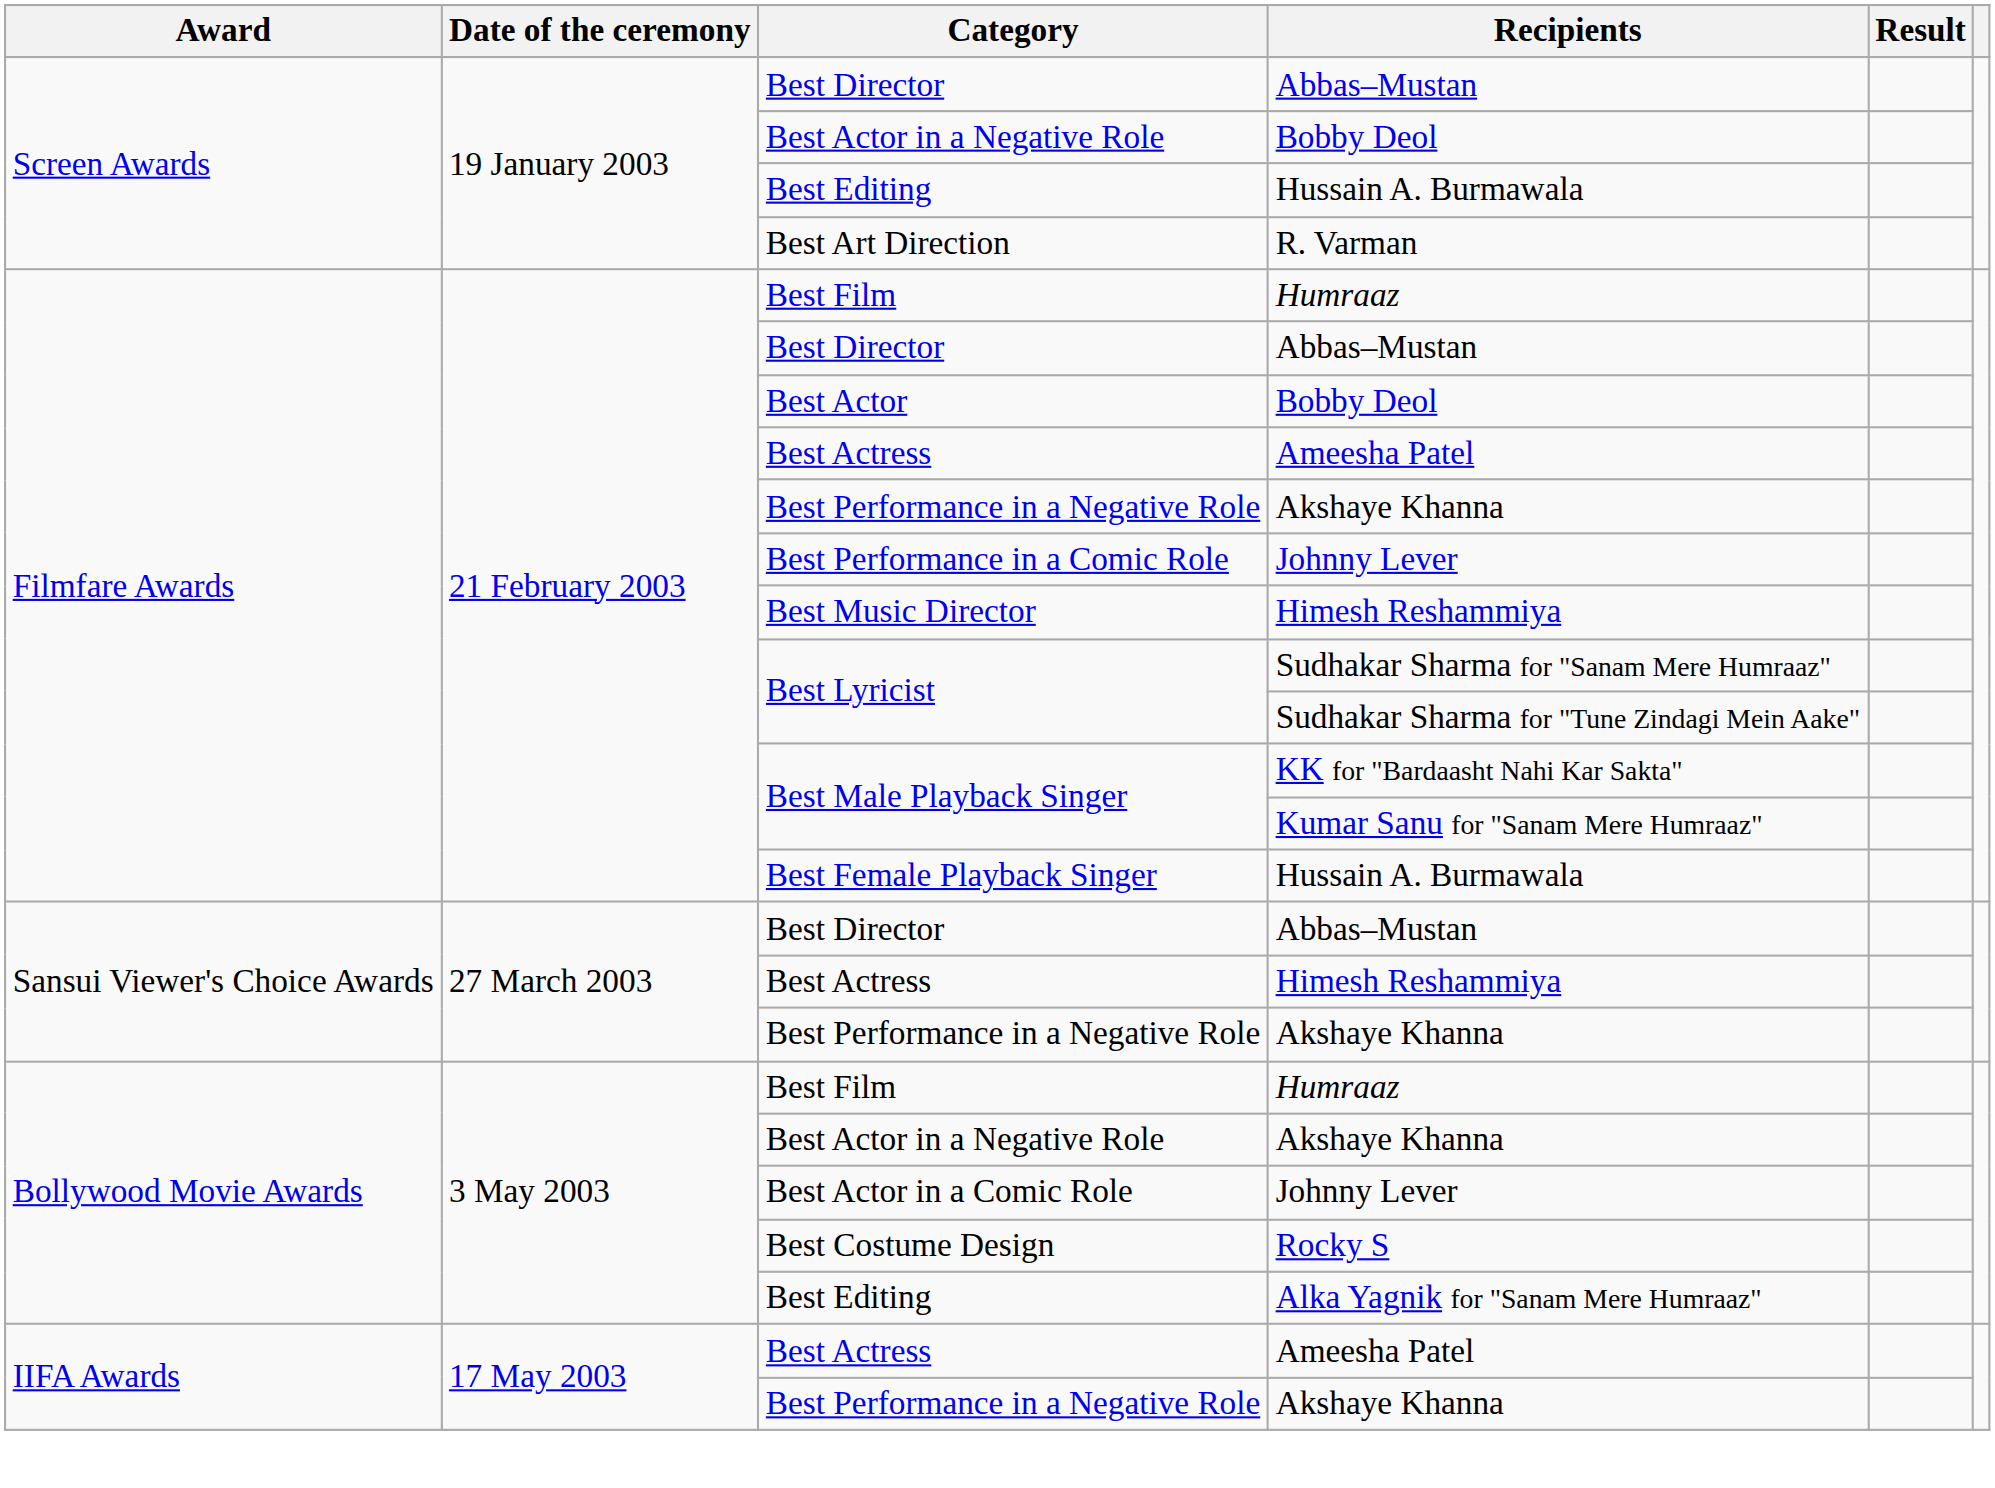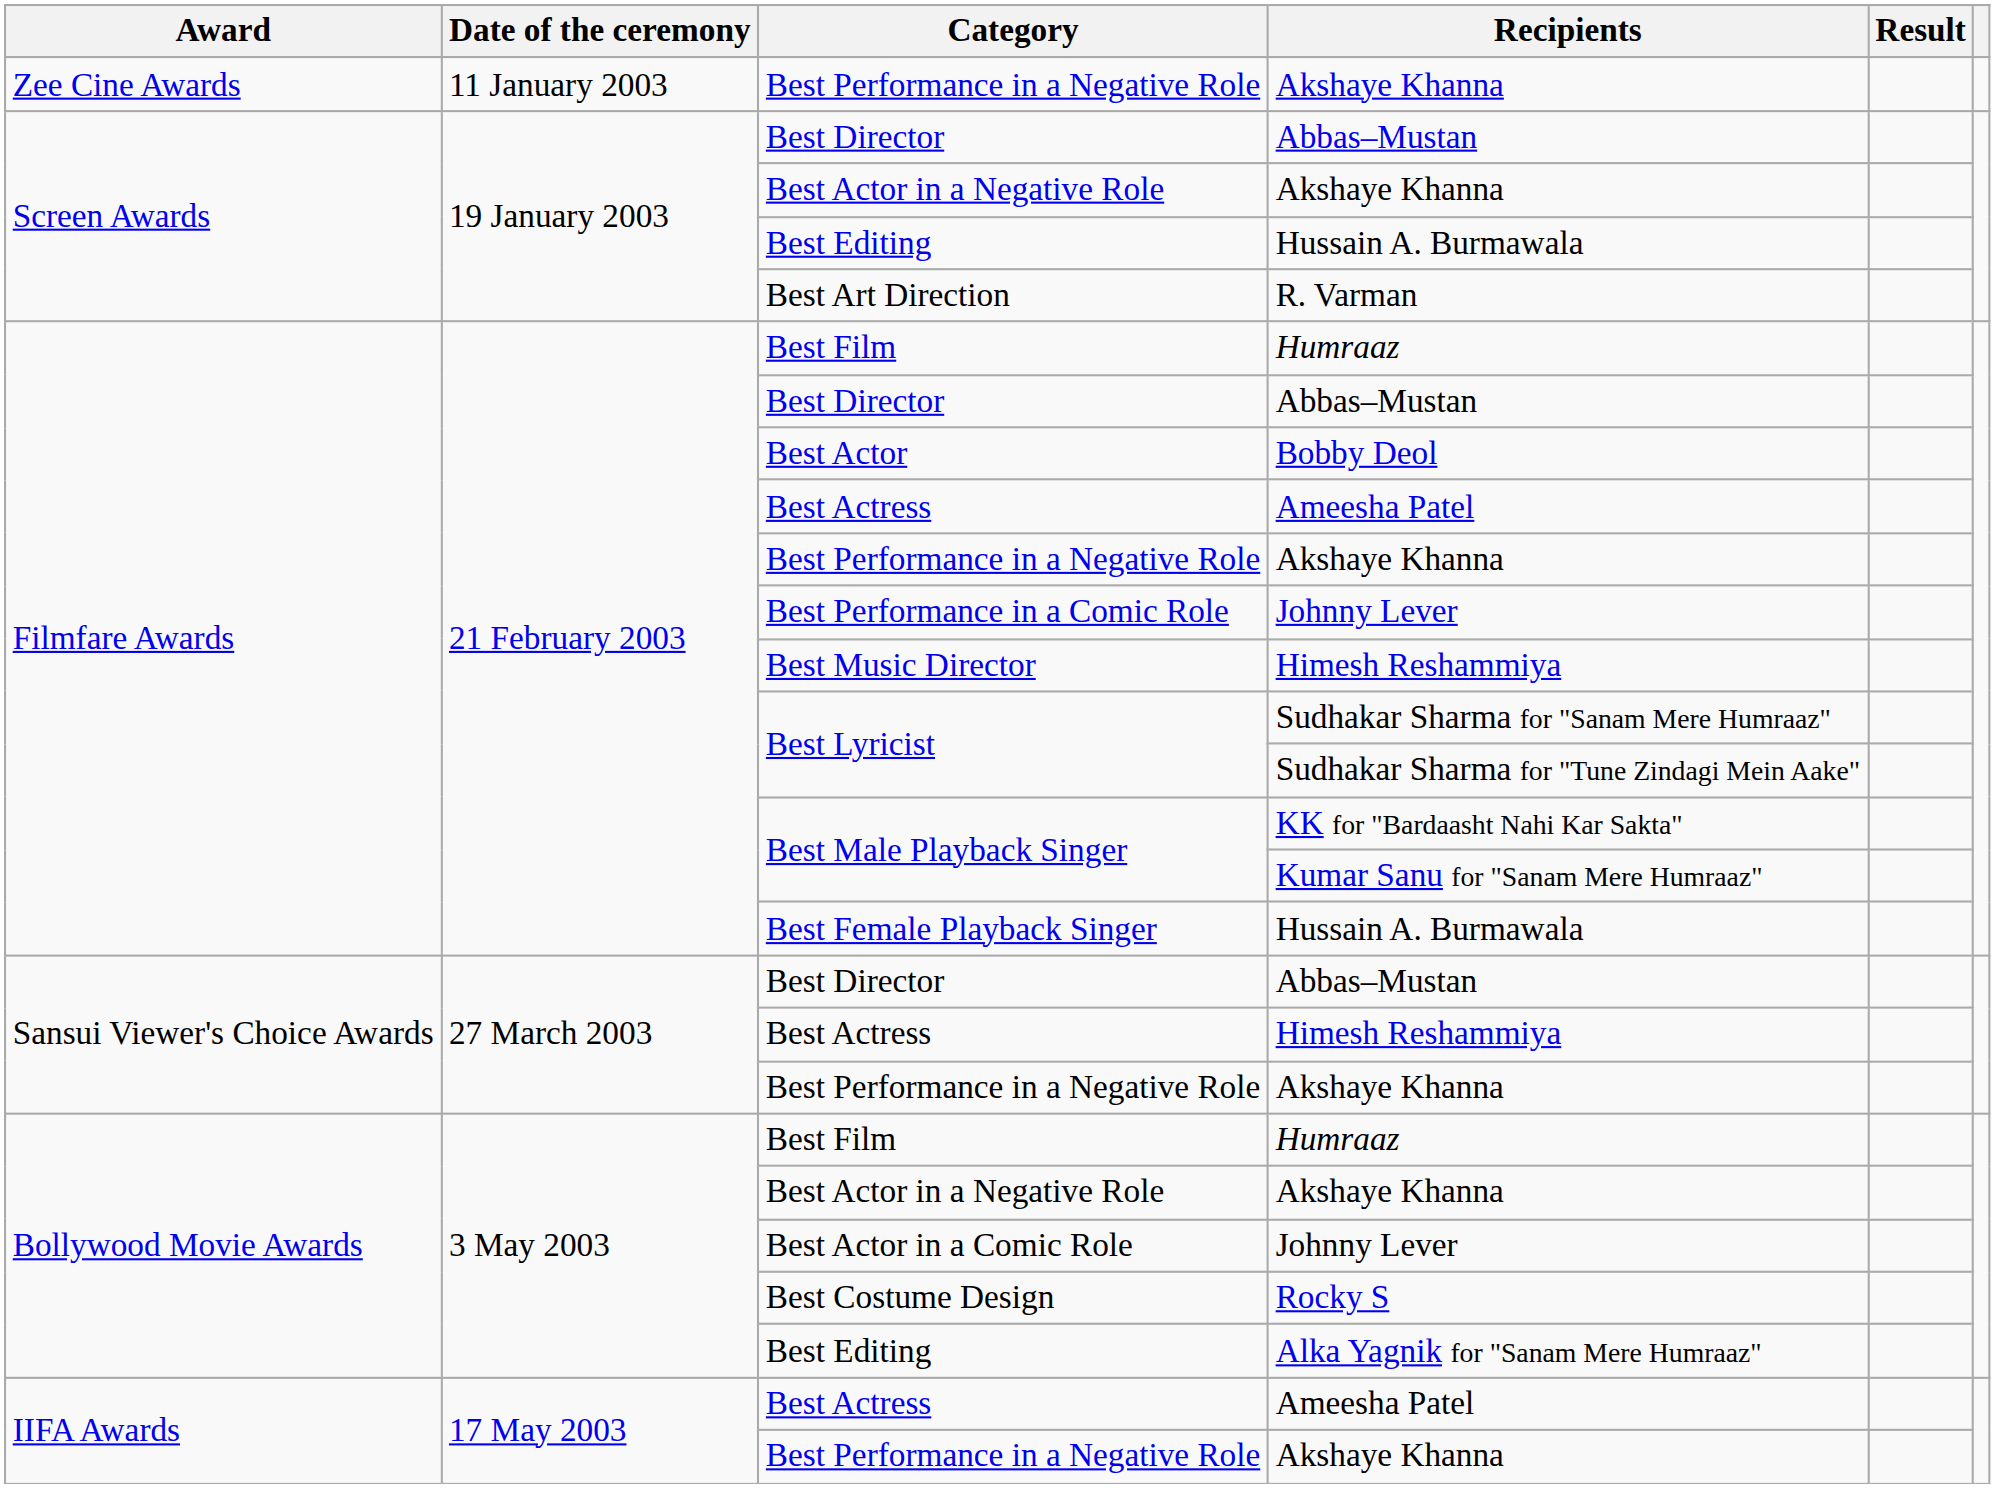+ row: (127, 83)
(1357, 136) Bobby Deol -> (1390, 189) Akshaye Khanna
